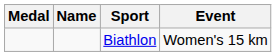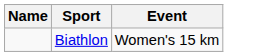- column: (29, 17)
